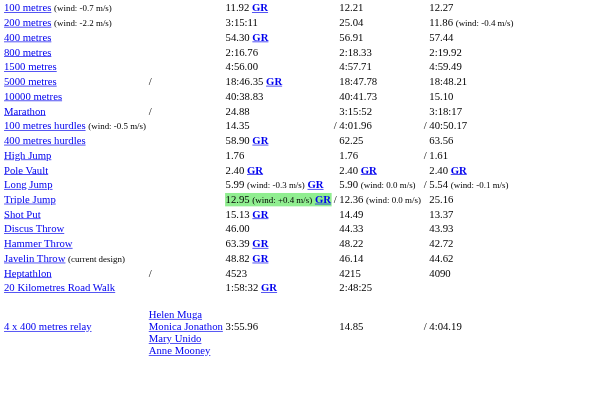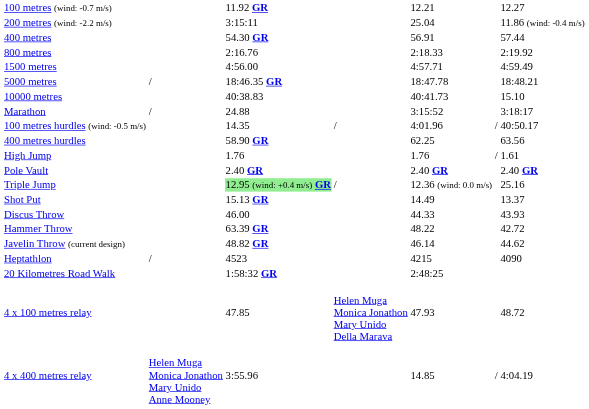- row: (28, 185)
+ row: (48, 312)
